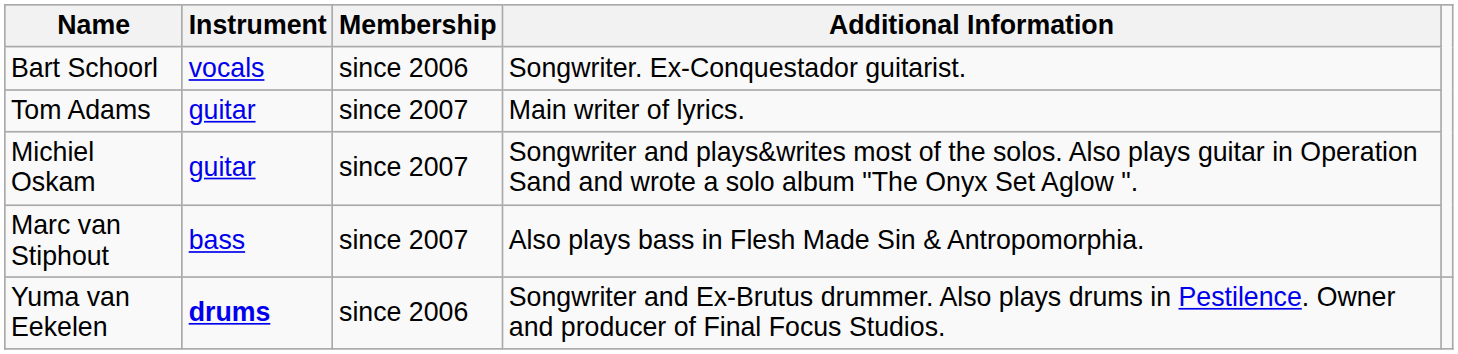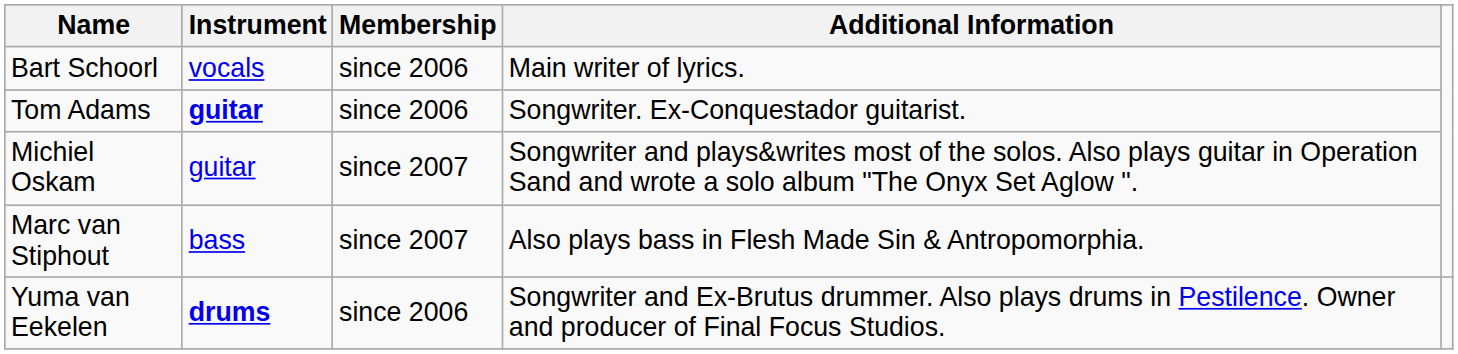(738, 68) Songwriter. Ex-Conquestador guitarist. -> (627, 68) Main writer of lyrics.
(222, 110) normal -> (226, 110) bold
(404, 110) since 2007 -> (404, 110) since 2006
(627, 110) Main writer of lyrics. -> (738, 110) Songwriter. Ex-Conquestador guitarist.
